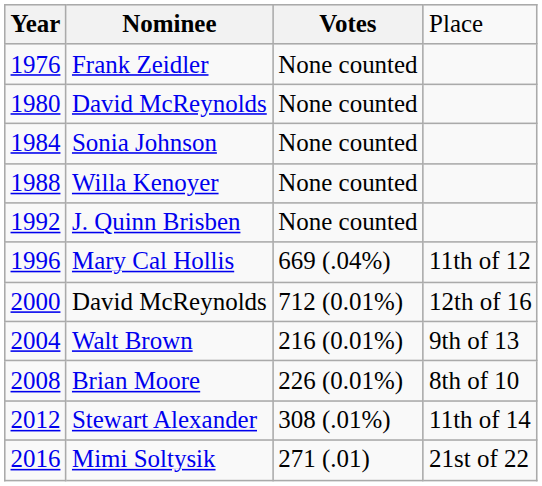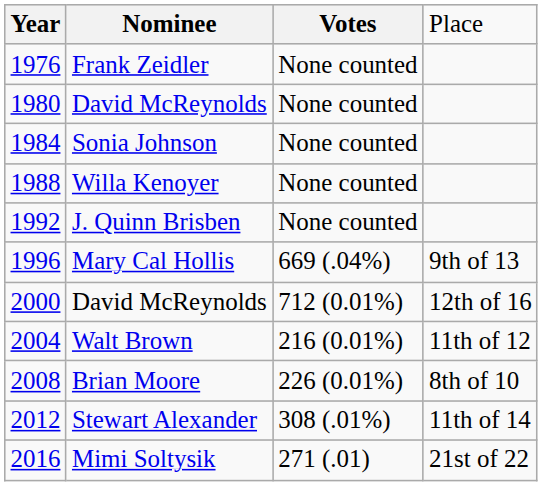(480, 261) 11th of 12 -> (474, 261) 9th of 13
(474, 340) 9th of 13 -> (480, 340) 11th of 12
